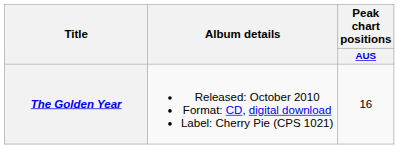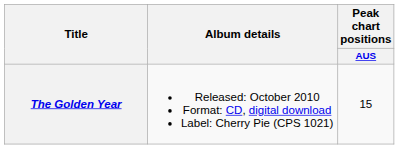(366, 104) 16 -> (366, 104) 15
